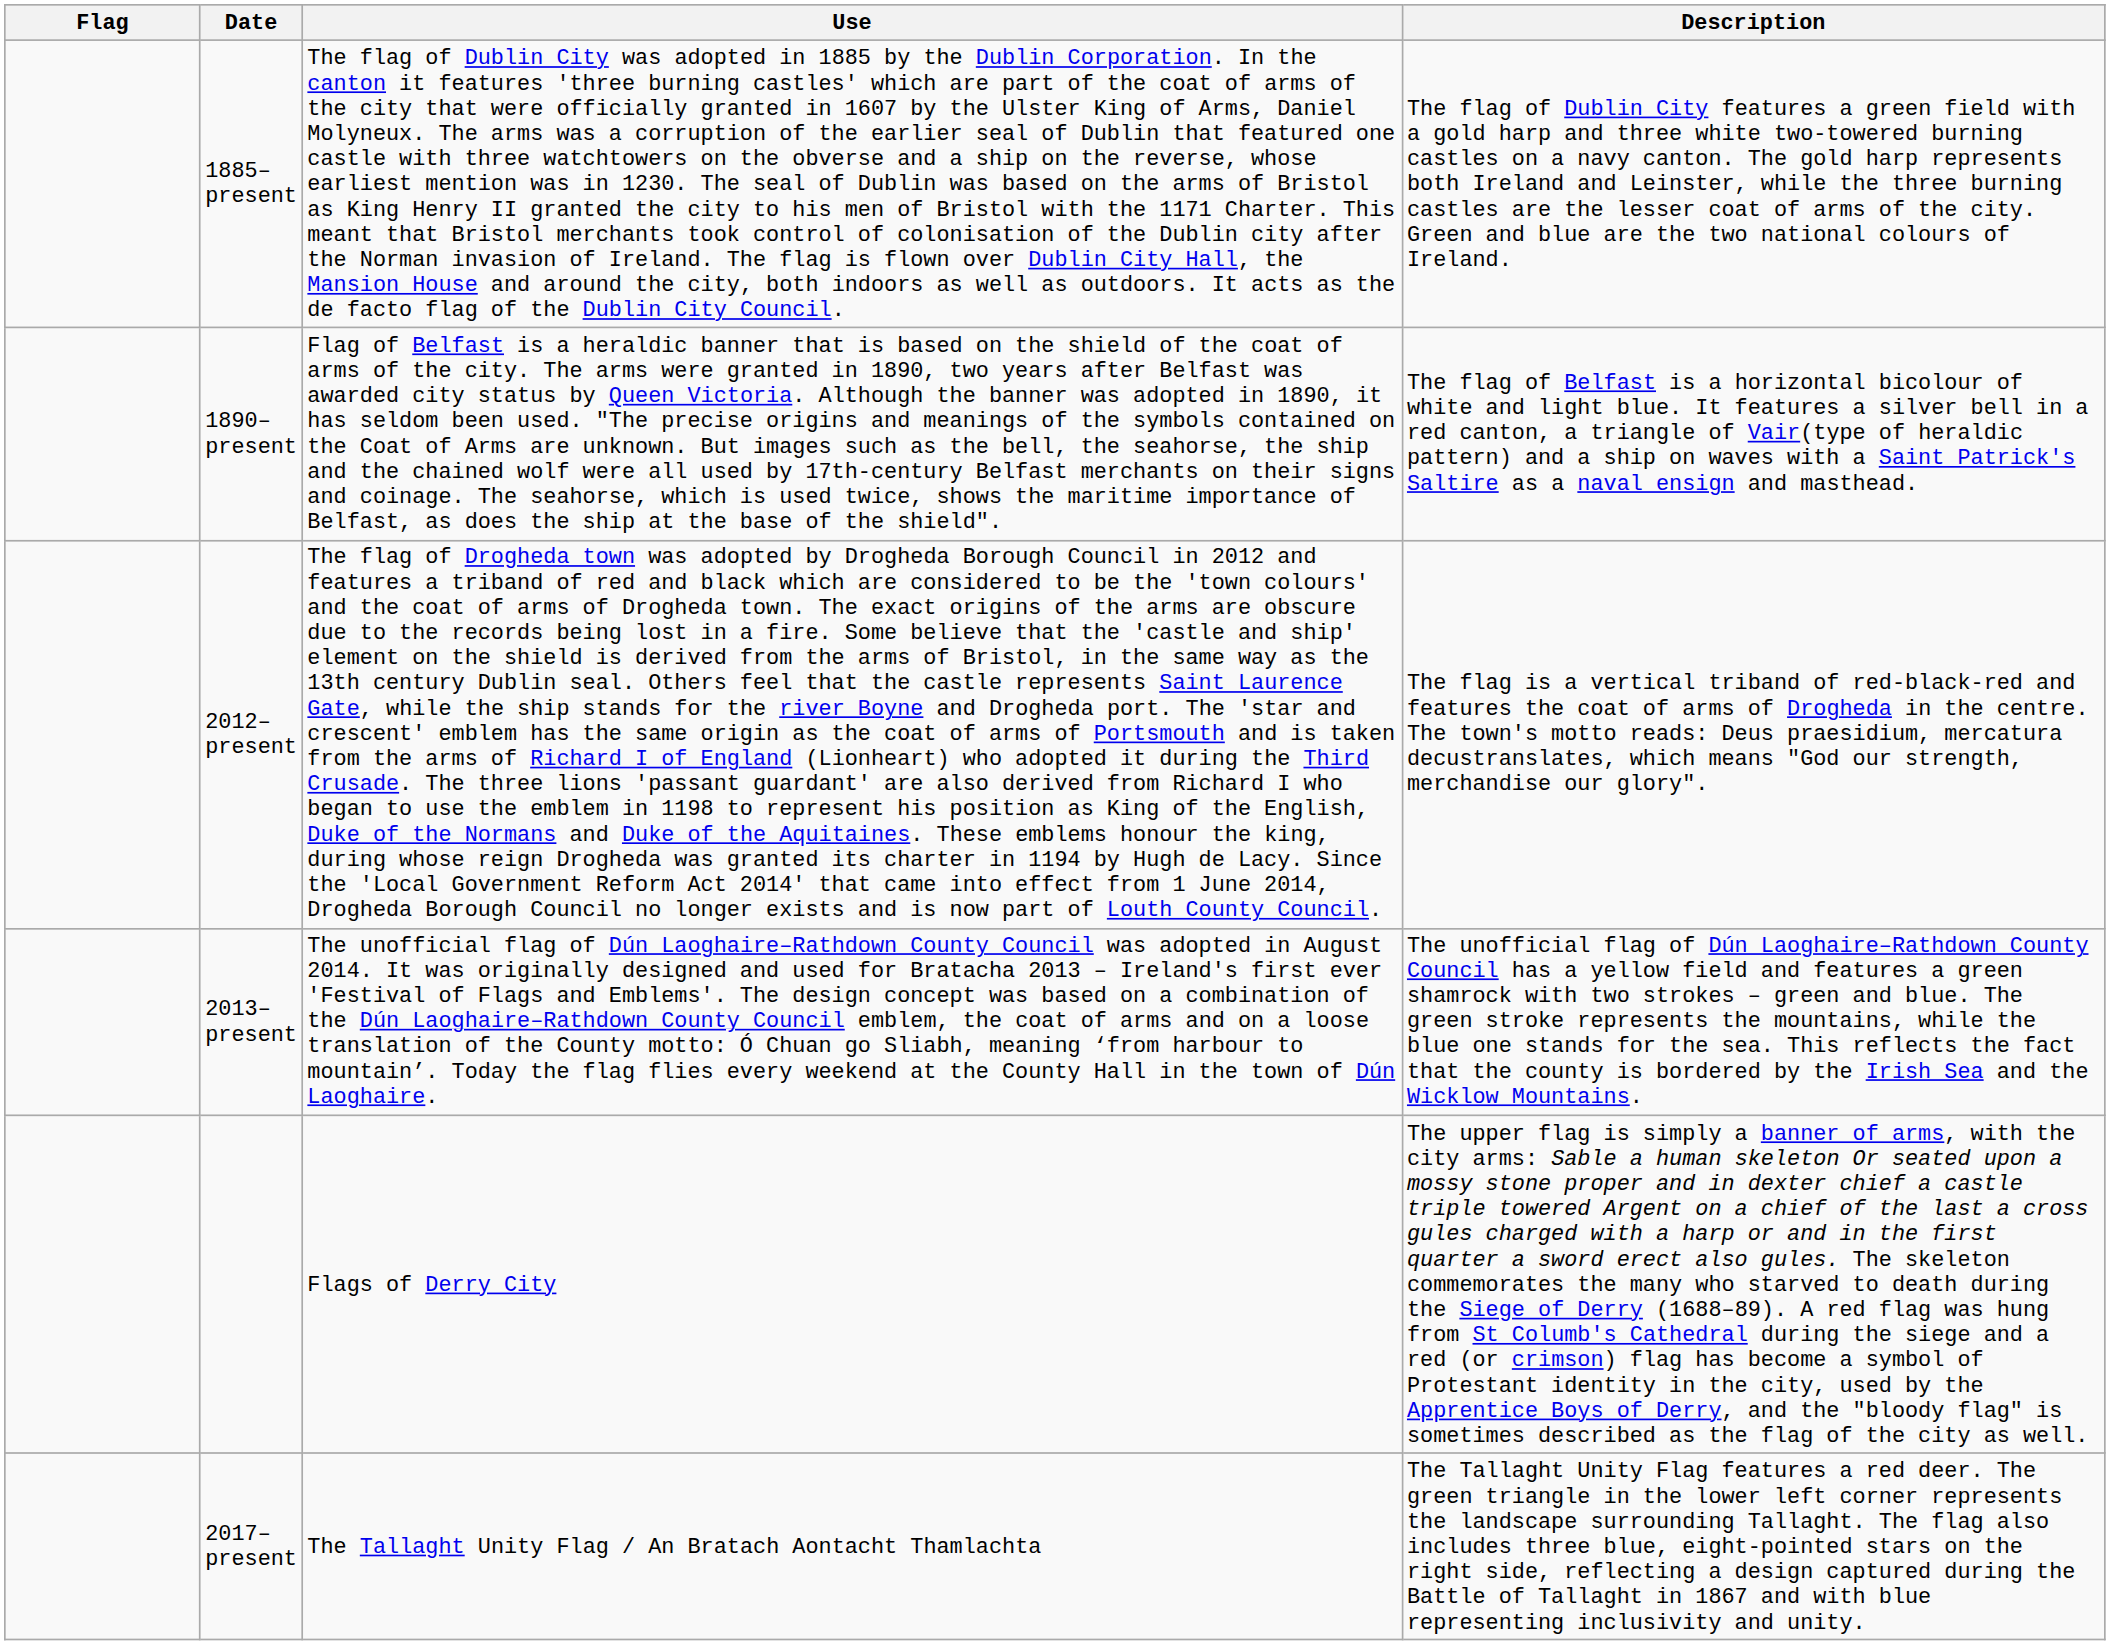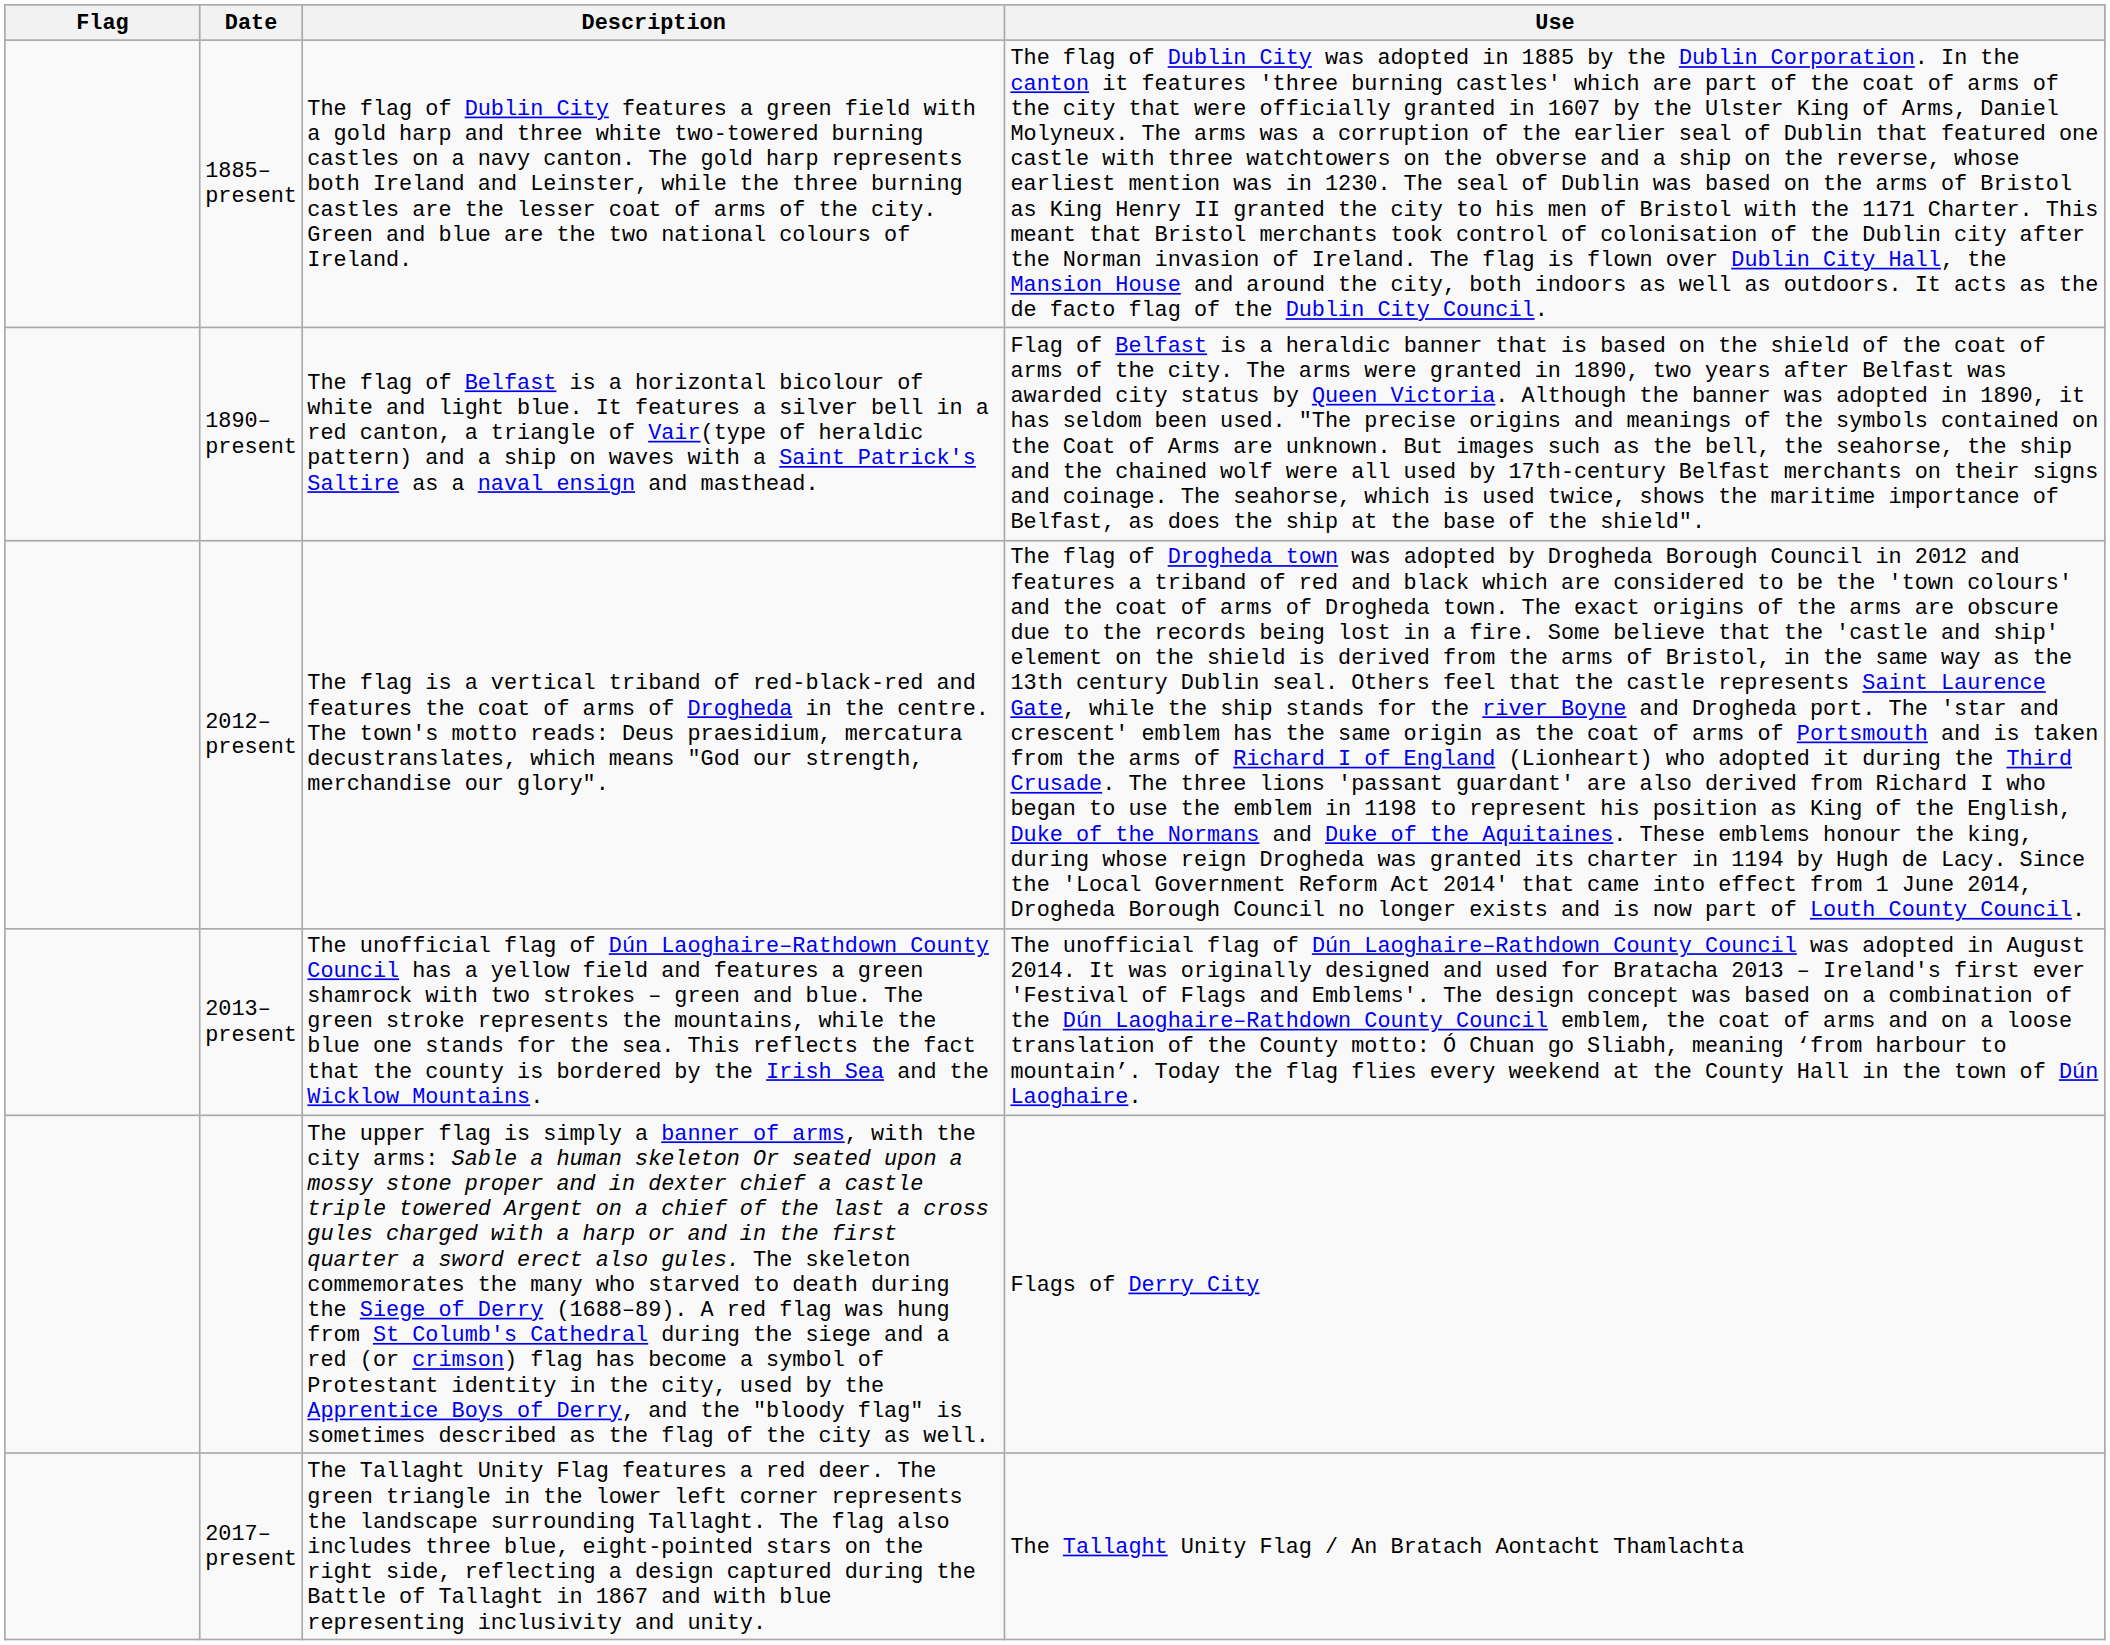columns swapped: (852, 23) <-> (1753, 23)
